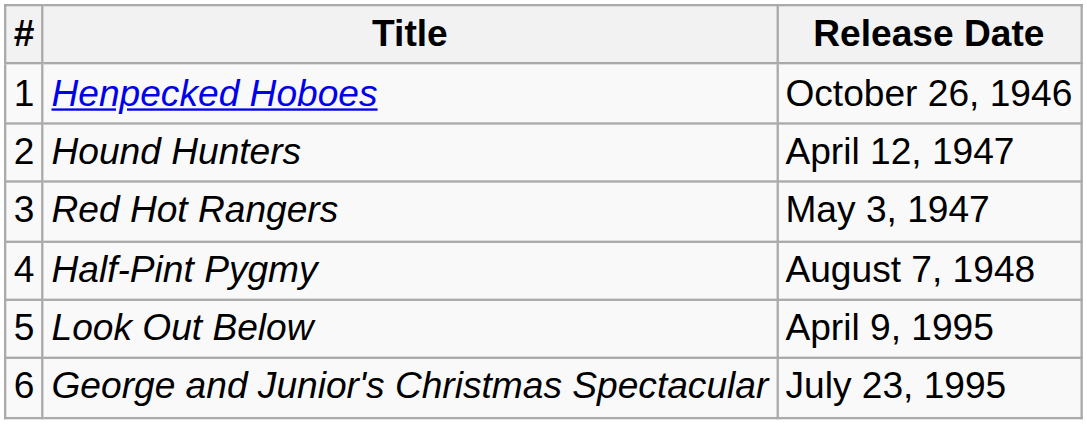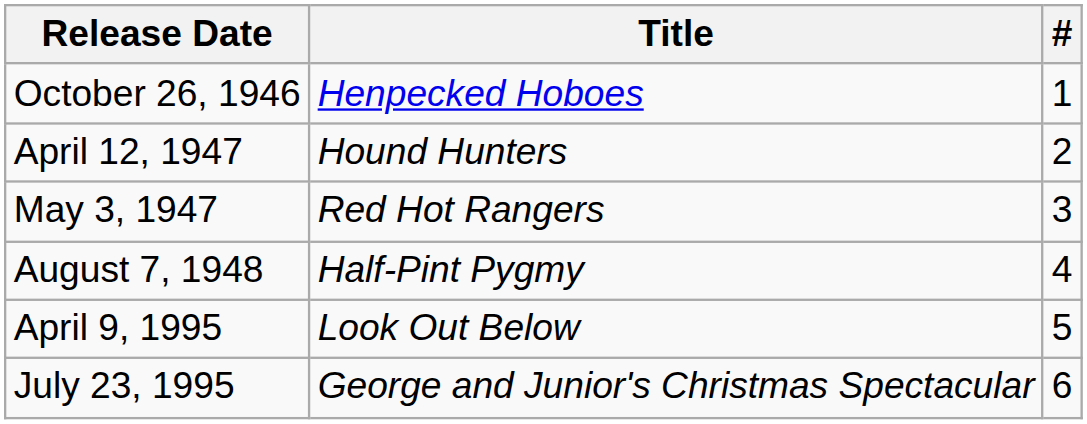columns swapped: (24, 33) <-> (929, 33)
